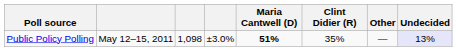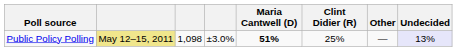(136, 38) no background -> (136, 38) khaki background
(335, 38) 35% -> (335, 38) 25%
